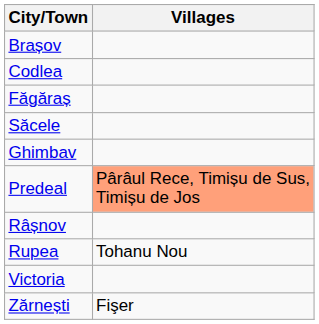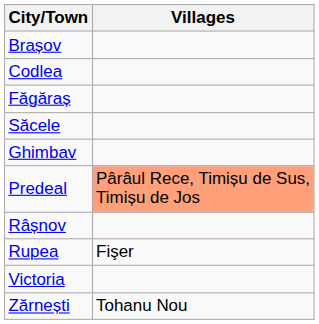(142, 252) Tohanu Nou -> (115, 252) Fişer
(115, 306) Fişer -> (142, 306) Tohanu Nou
